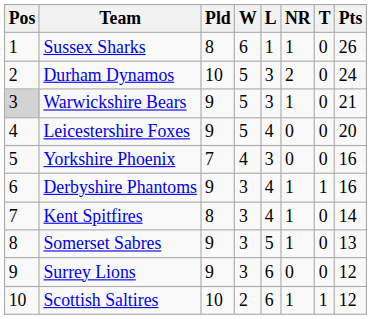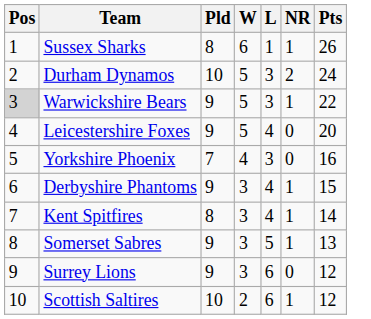- column: (325, 18)
(348, 103) 21 -> (328, 103) 22
(348, 187) 16 -> (328, 187) 15
